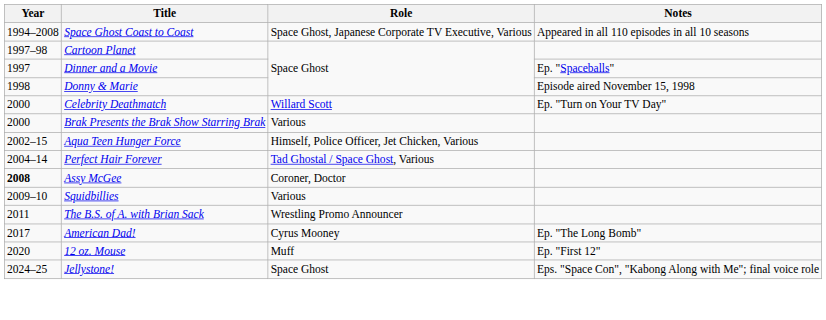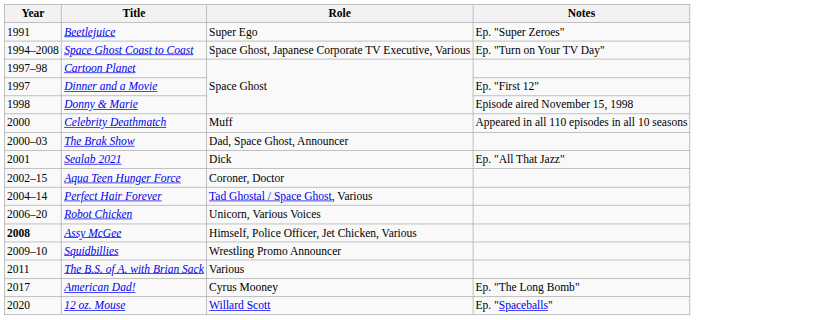+ row: (90, 31)
(643, 31) Appeared in all 110 episodes in all 10 seasons -> (540, 50) Ep. "Turn on Your TV Day"
(576, 68) Ep. "Spaceballs" -> (507, 86) Ep. "First 12"
(301, 104) Willard Scott -> (221, 123) Muff
(602, 104) Ep. "Turn on Your TV Day" -> (581, 123) Appeared in all 110 episodes in all 10 seasons
- row: (165, 123)
+ row: (99, 141)
+ row: (93, 159)
(374, 141) Himself, Police Officer, Jet Chicken, Various -> (247, 178) Coroner, Doctor
+ row: (98, 214)
(308, 178) Coroner, Doctor -> (313, 232) Himself, Police Officer, Jet Chicken, Various
(288, 196) Various -> (275, 251) Wrestling Promo Announcer
(337, 214) Wrestling Promo Announcer -> (227, 269) Various
(282, 251) Muff -> (240, 305) Willard Scott
(569, 251) Ep. "First 12" -> (514, 305) Ep. "Spaceballs"
- row: (89, 269)
